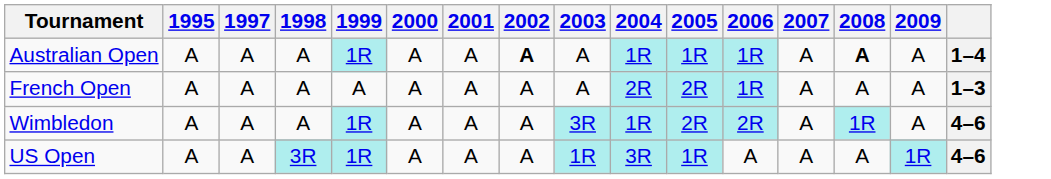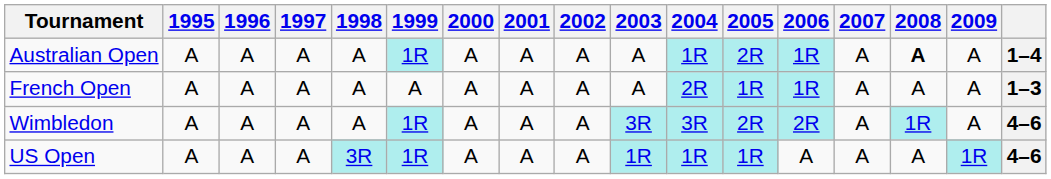+ column: (247, 20)
(527, 54) bold -> (583, 54) normal
(694, 54) 1R -> (750, 54) 2R
(694, 88) 2R -> (750, 88) 1R
(639, 122) 1R -> (694, 122) 3R
(639, 155) 3R -> (694, 155) 1R
